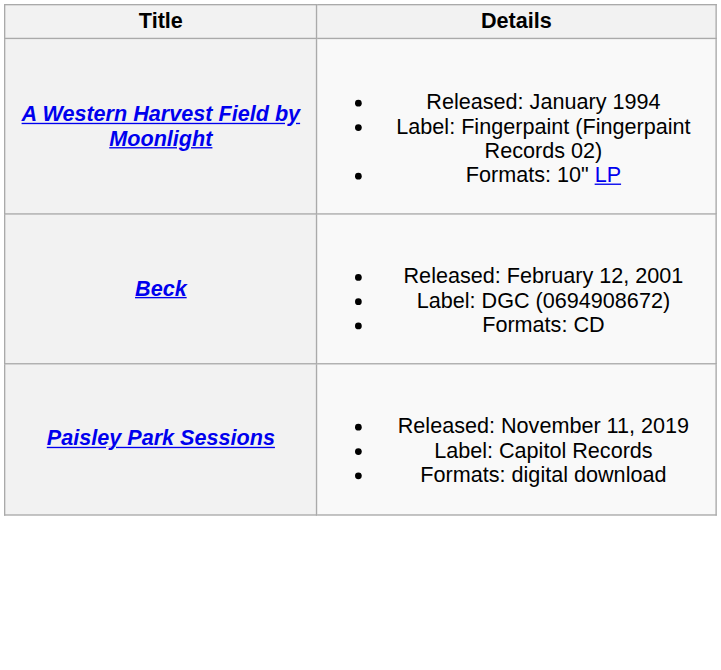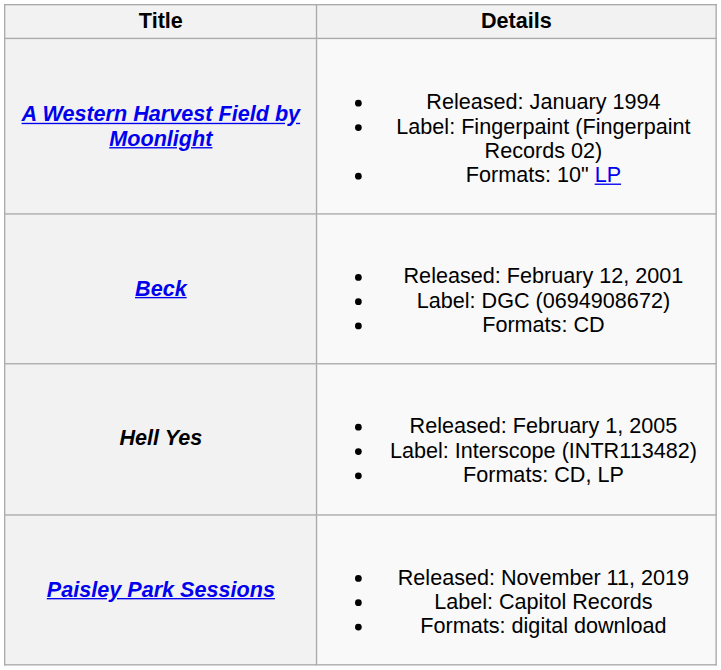+ row: (161, 438)
